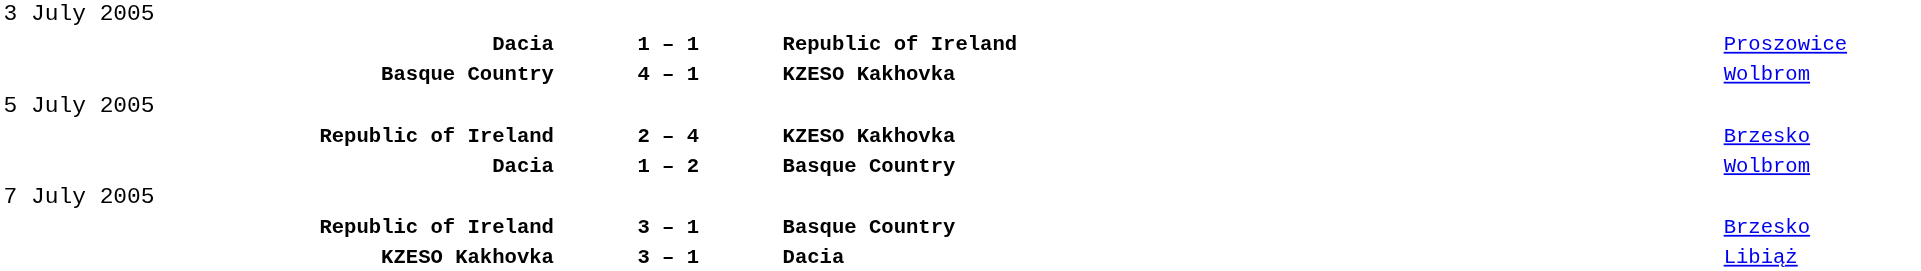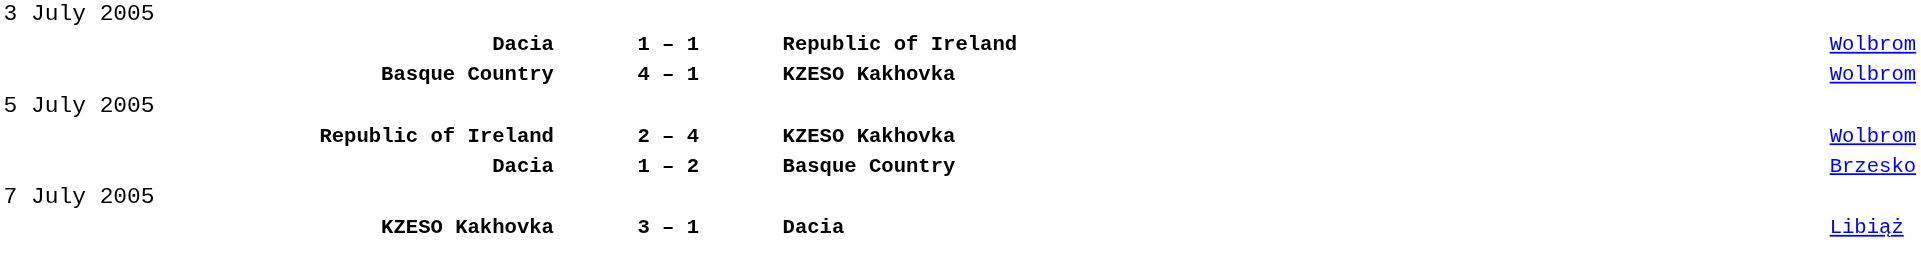(1785, 45) Proszowice -> (1873, 45) Wolbrom
(1767, 136) Brzesko -> (1873, 136) Wolbrom
(1767, 166) Wolbrom -> (1873, 166) Brzesko
- row: (437, 228)
